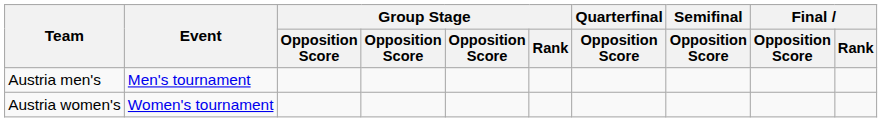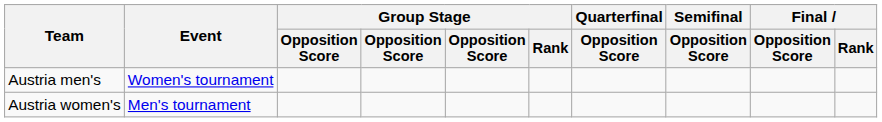(189, 80) Men's tournament -> (201, 80) Women's tournament
(201, 105) Women's tournament -> (189, 105) Men's tournament
